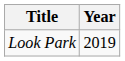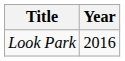(100, 42) 2019 -> (100, 42) 2016
